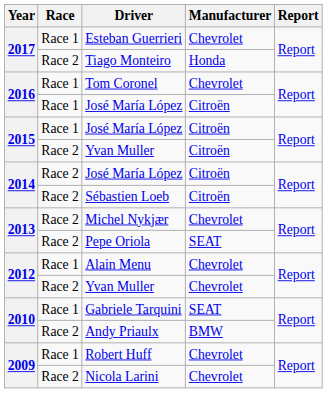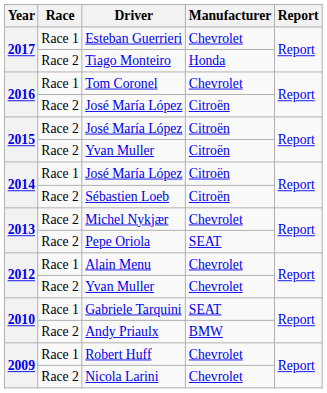(60, 106) Race 1 -> (60, 106) Race 2
(60, 128) Race 1 -> (60, 128) Race 2
(60, 173) Race 2 -> (60, 173) Race 1
